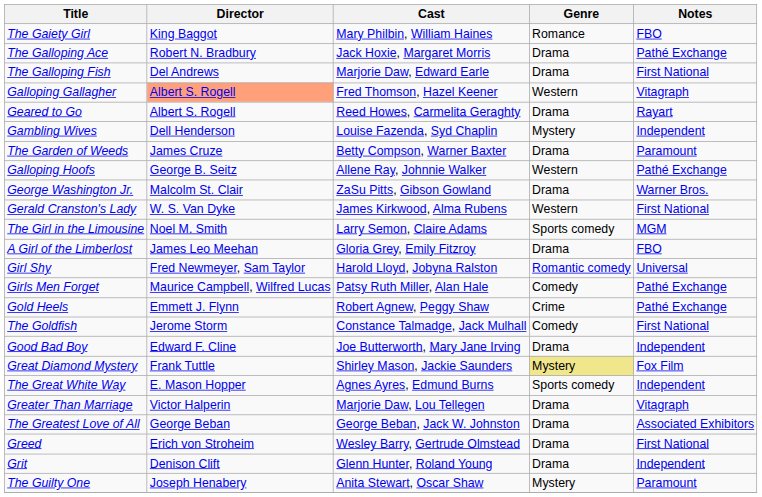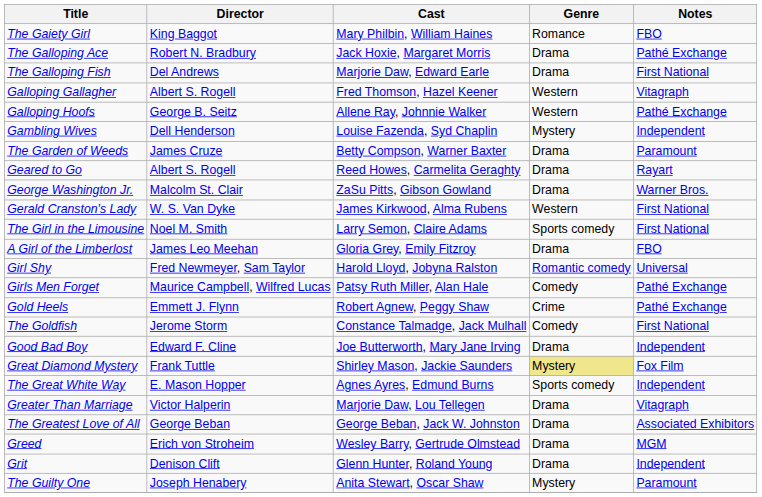(193, 92) lightsalmon background -> (193, 92) no background
rows swapped: (51, 170) <-> (45, 111)
(651, 229) MGM -> (673, 229) First National
(673, 444) First National -> (651, 444) MGM
